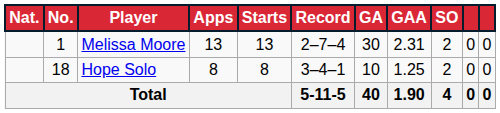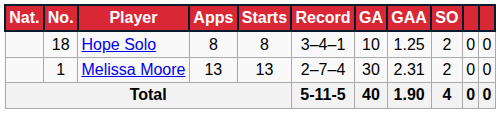rows swapped: (133, 44) <-> (119, 69)
